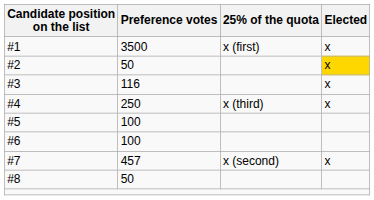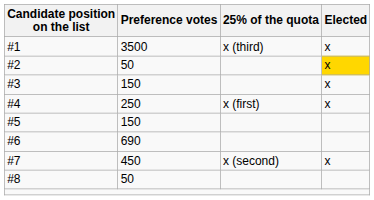(241, 46) x (first) -> (243, 46) x (third)
(130, 84) 116 -> (131, 84) 150
(243, 103) x (third) -> (241, 103) x (first)
(131, 122) 100 -> (131, 122) 150
(131, 141) 100 -> (131, 141) 690
(131, 160) 457 -> (131, 160) 450
